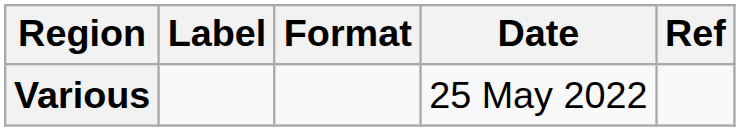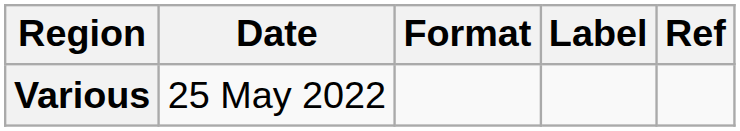columns swapped: (538, 34) <-> (217, 34)
